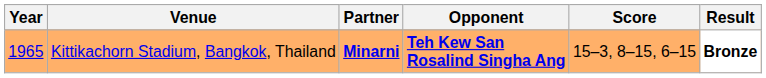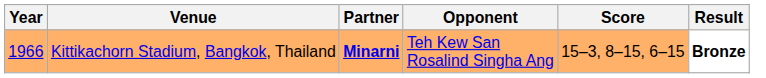(26, 51) 1965 -> (26, 51) 1966
(486, 51) bold -> (480, 51) normal
